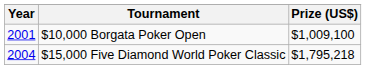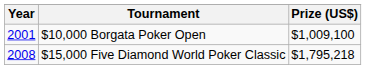(21, 54) 2004 -> (21, 54) 2008
